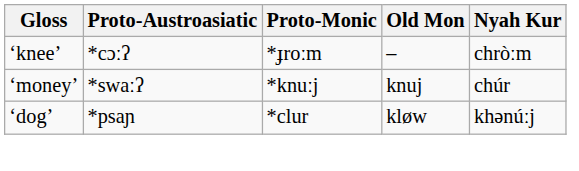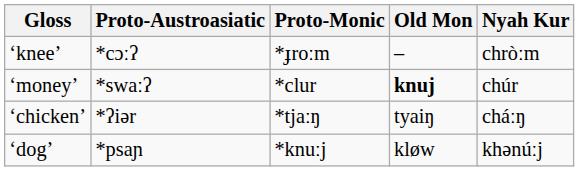(293, 85) *knuːj -> (295, 85) *clur
(404, 85) normal -> (414, 85) bold
+ row: (48, 117)
(287, 117) *clur -> (300, 149) *knuːj
